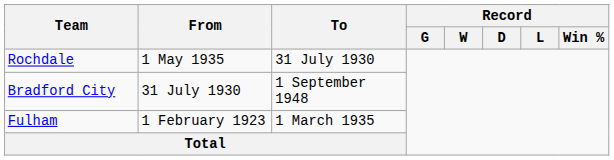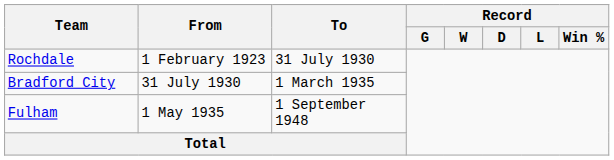(183, 61) 1 May 1935 -> (204, 61) 1 February 1923
(321, 91) 1 September 1948 -> (325, 83) 1 March 1935
(204, 121) 1 February 1923 -> (183, 114) 1 May 1935
(325, 121) 1 March 1935 -> (321, 114) 1 September 1948
